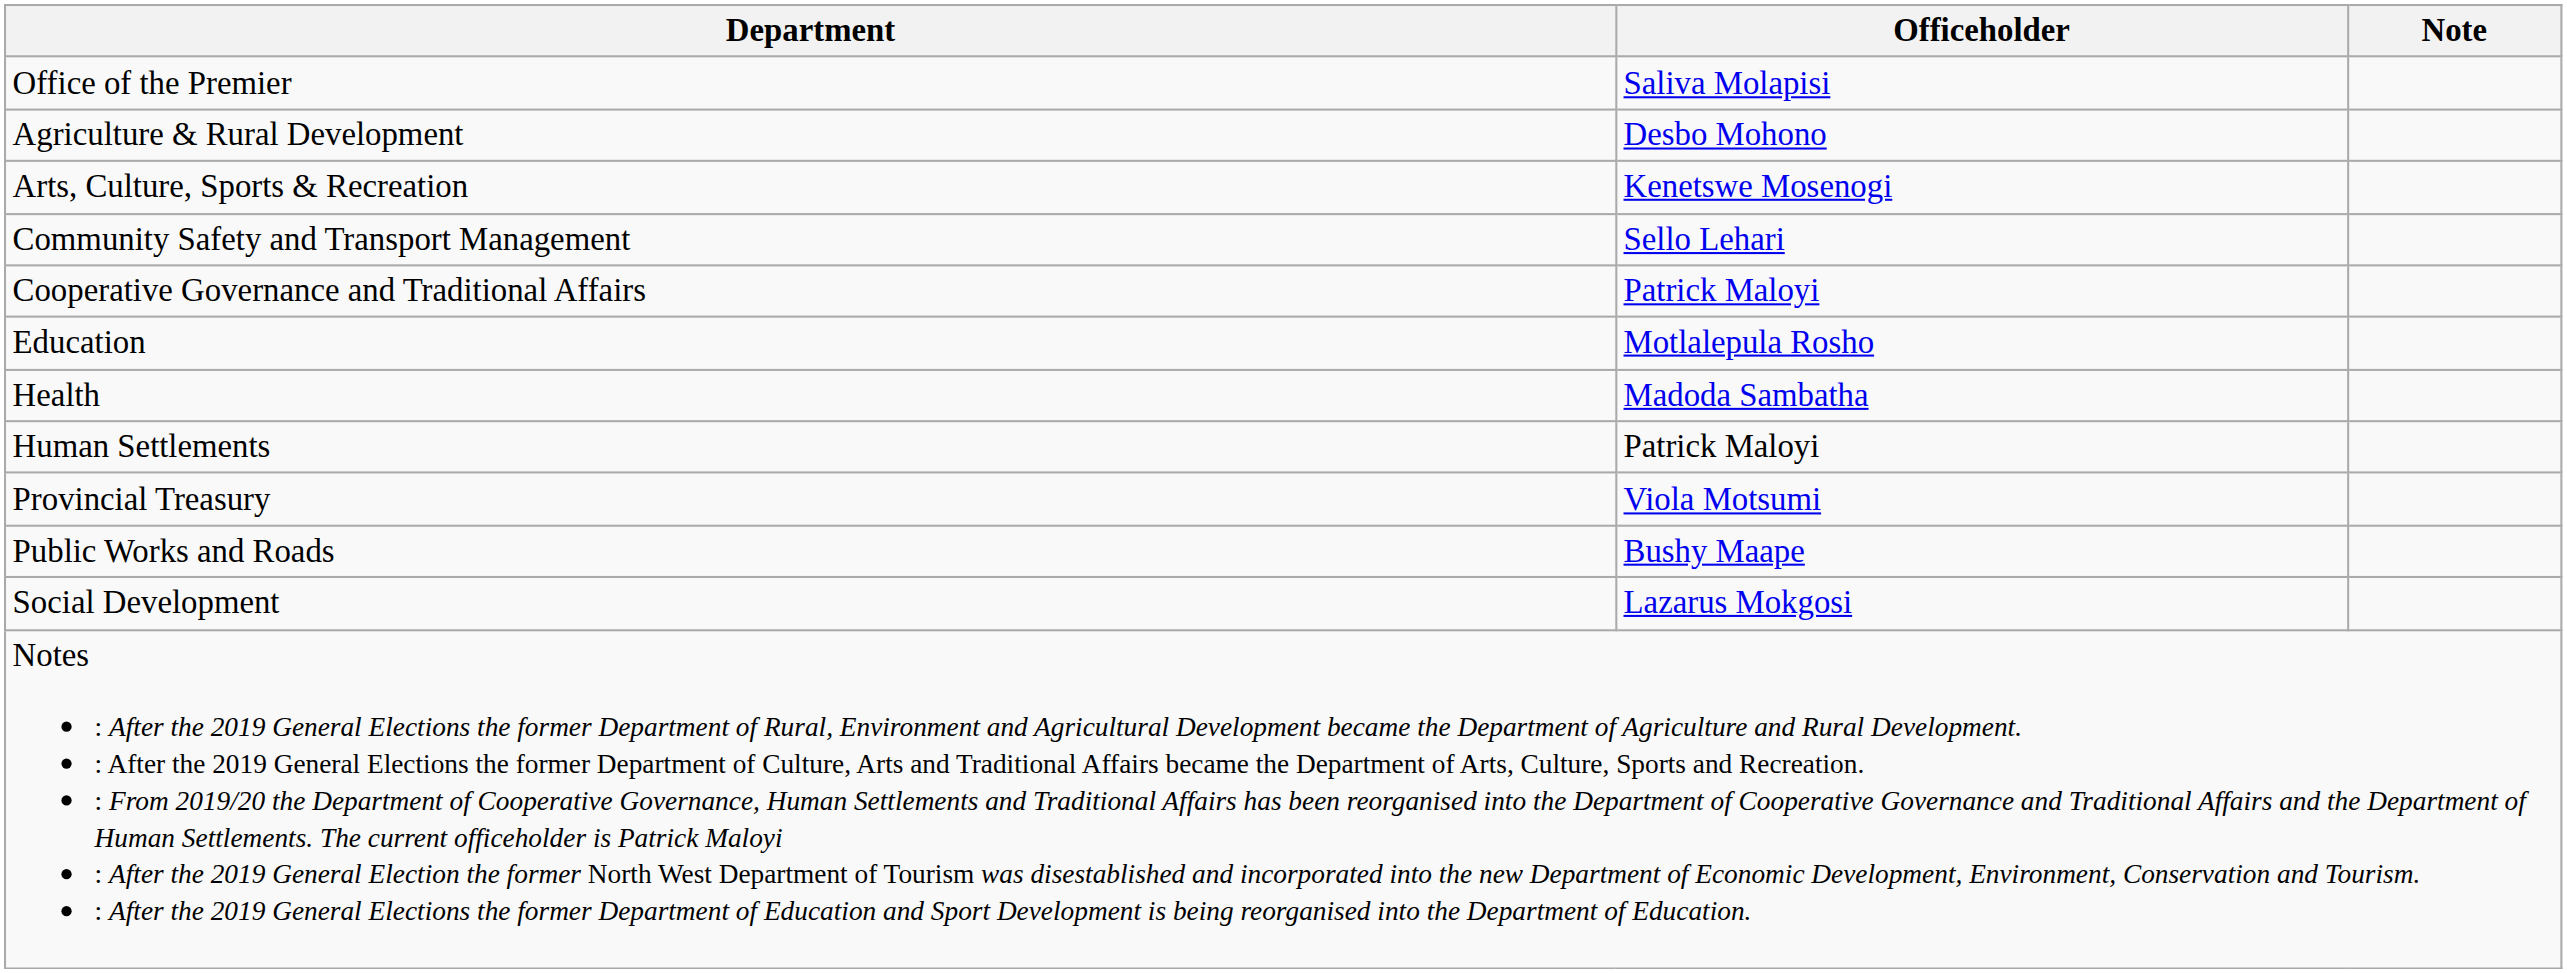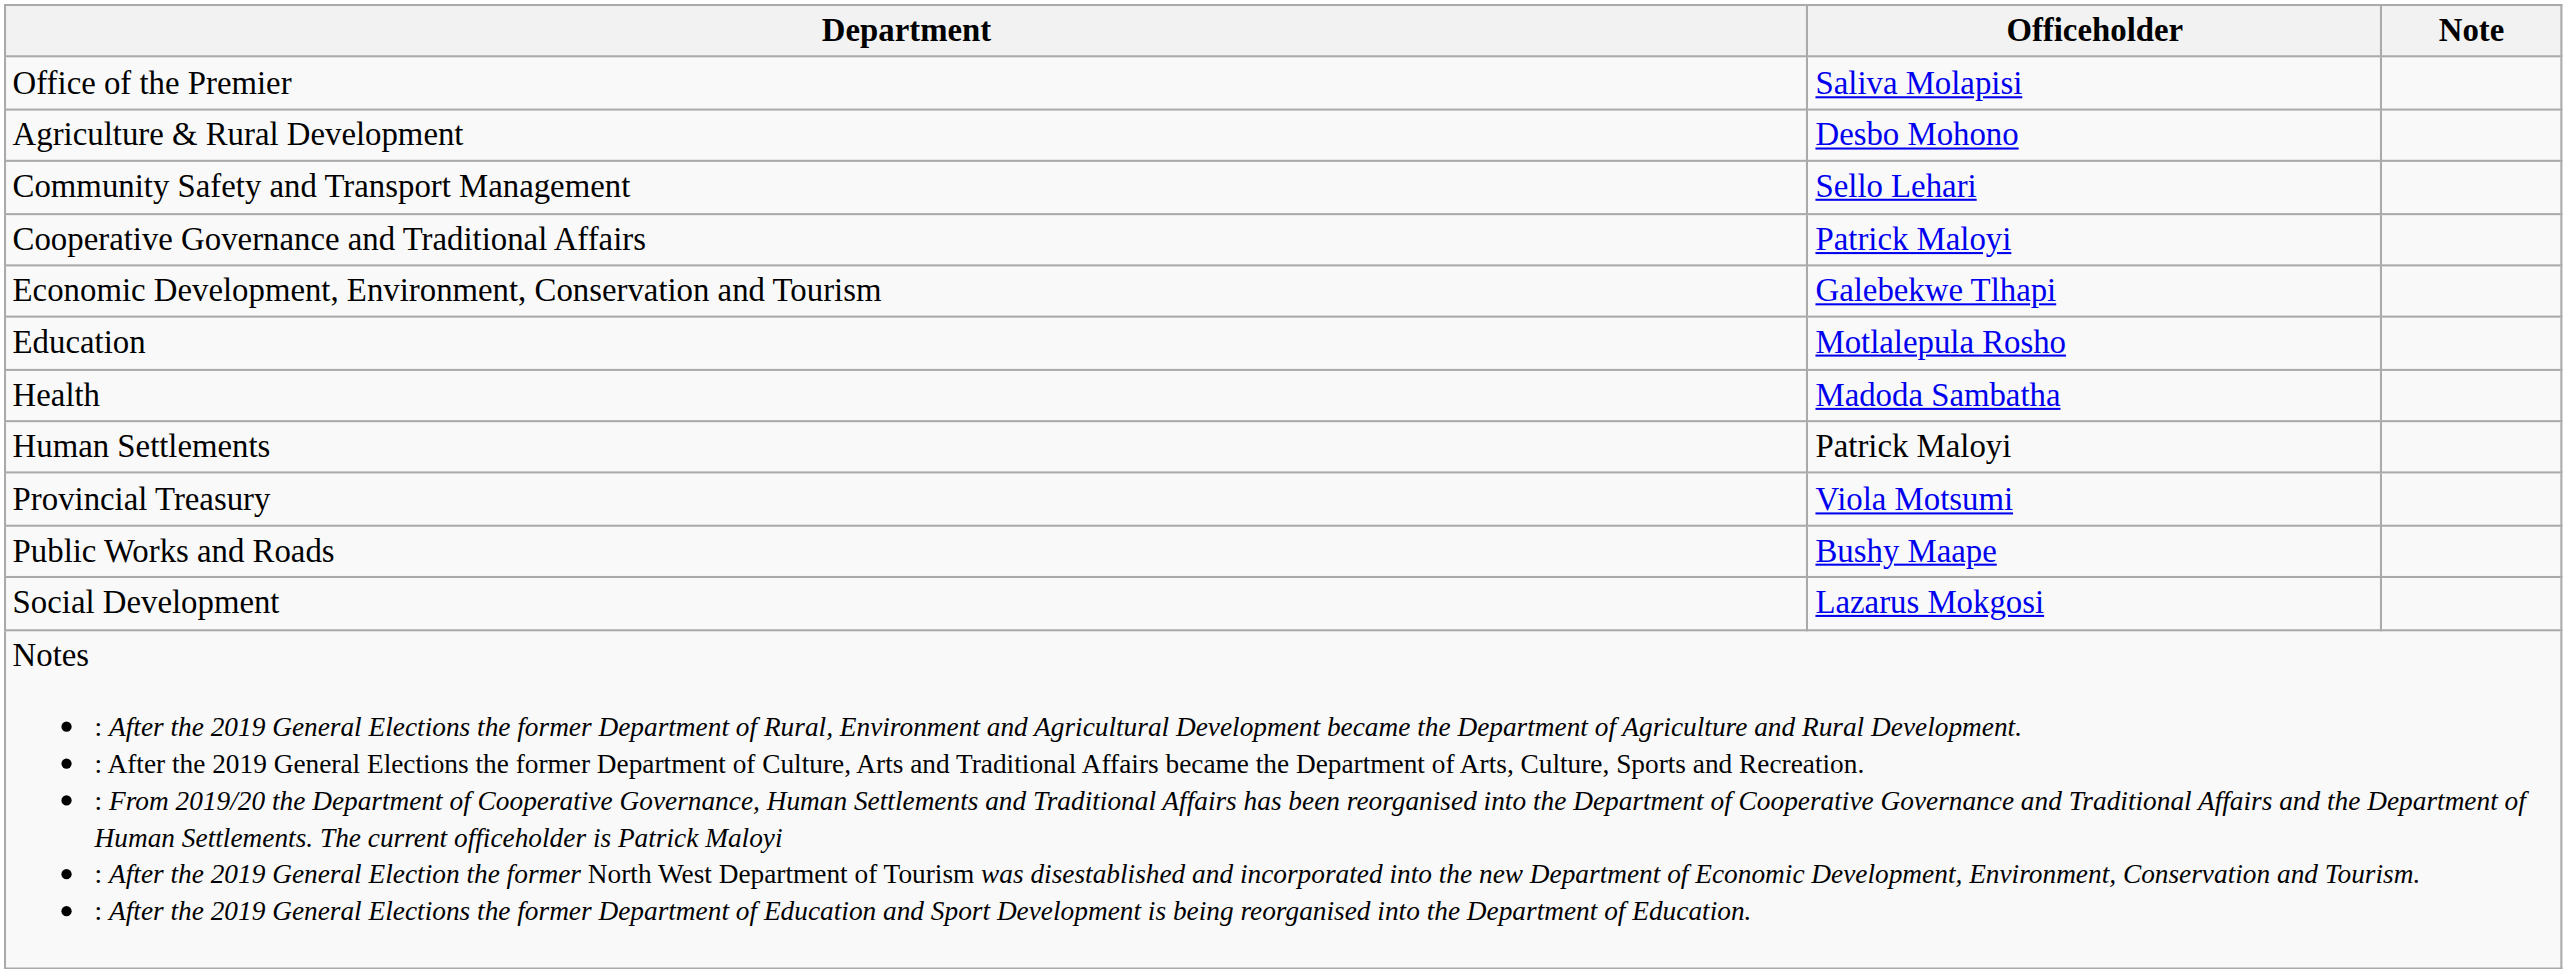- row: (240, 186)
+ row: (447, 290)
